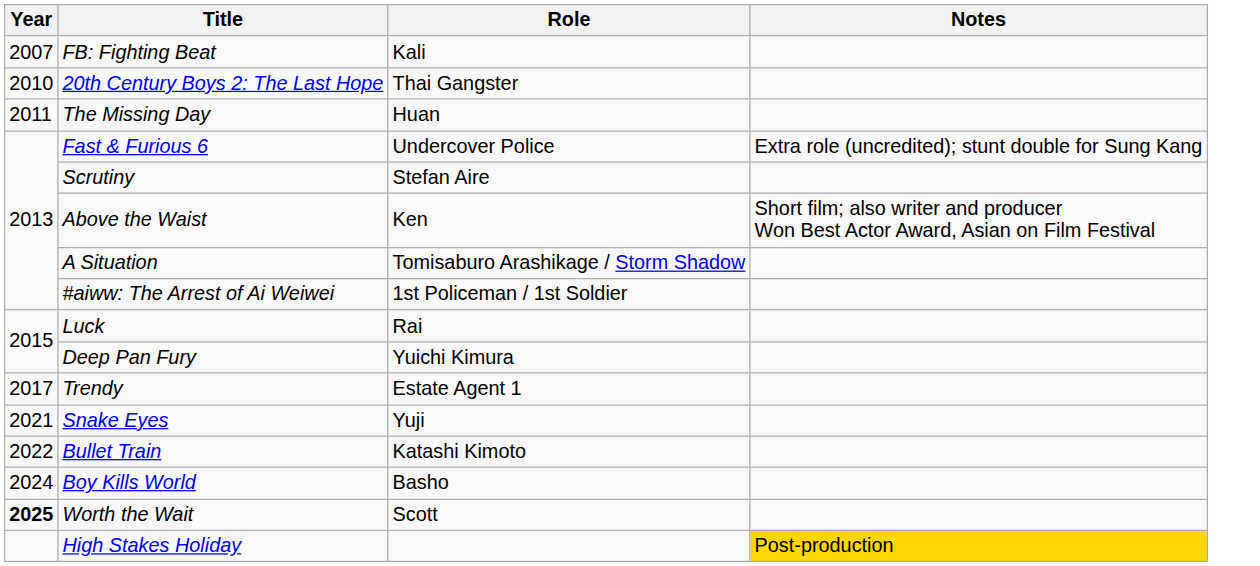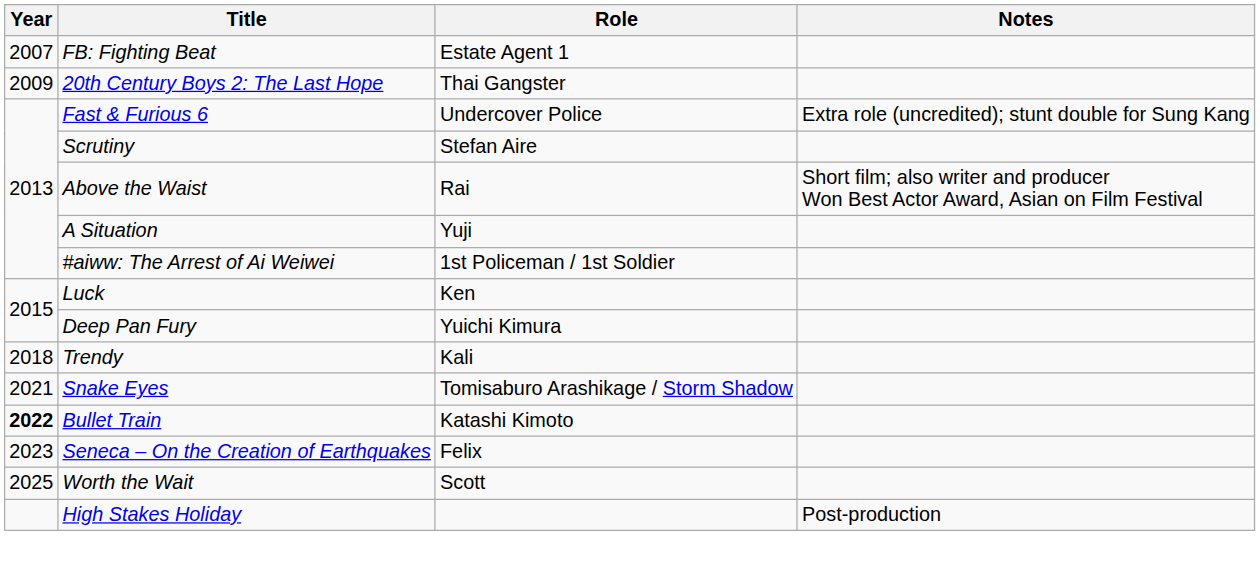(409, 51) Kali -> (505, 51) Estate Agent 1
(31, 83) 2010 -> (31, 83) 2009
- row: (136, 114)
(410, 220) Ken -> (455, 188) Rai
(569, 262) Tomisaburo Arashikage / Storm Shadow -> (456, 231) Yuji
(407, 325) Rai -> (458, 294) Ken
(31, 388) 2017 -> (31, 357) 2018
(457, 388) Estate Agent 1 -> (457, 357) Kali
(409, 420) Yuji -> (616, 388) Tomisaburo Arashikage / Storm Shadow
(31, 451) normal -> (31, 420) bold
+ row: (247, 451)
- row: (129, 483)
(31, 514) bold -> (31, 483) normal
(824, 545) gold background -> (872, 514) no background
